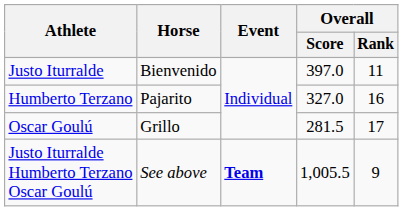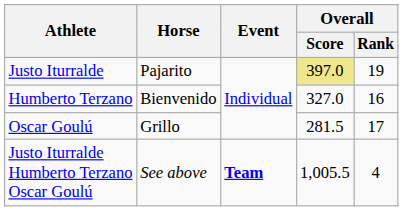(178, 71) Bienvenido -> (166, 71) Pajarito
(325, 71) no background -> (325, 71) khaki background
(376, 71) 11 -> (376, 71) 19
(166, 99) Pajarito -> (178, 99) Bienvenido
(376, 173) 9 -> (376, 173) 4
